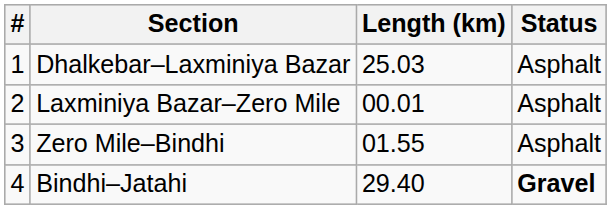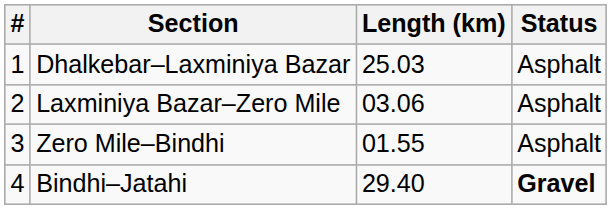(393, 104) 00.01 -> (393, 104) 03.06
